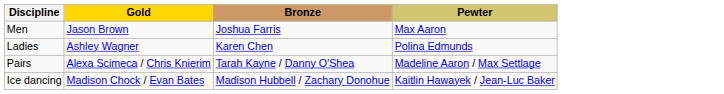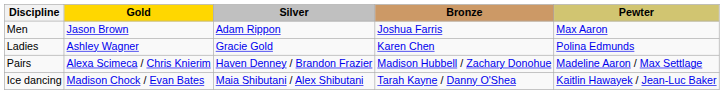+ column: (294, 13)
(285, 64) Tarah Kayne / Danny O'Shea -> (464, 64) Madison Hubbell / Zachary Donohue
(303, 81) Madison Hubbell / Zachary Donohue -> (447, 81) Tarah Kayne / Danny O'Shea
